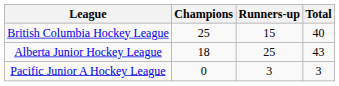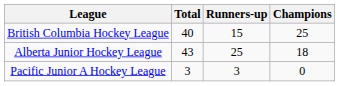columns swapped: (204, 14) <-> (319, 14)
